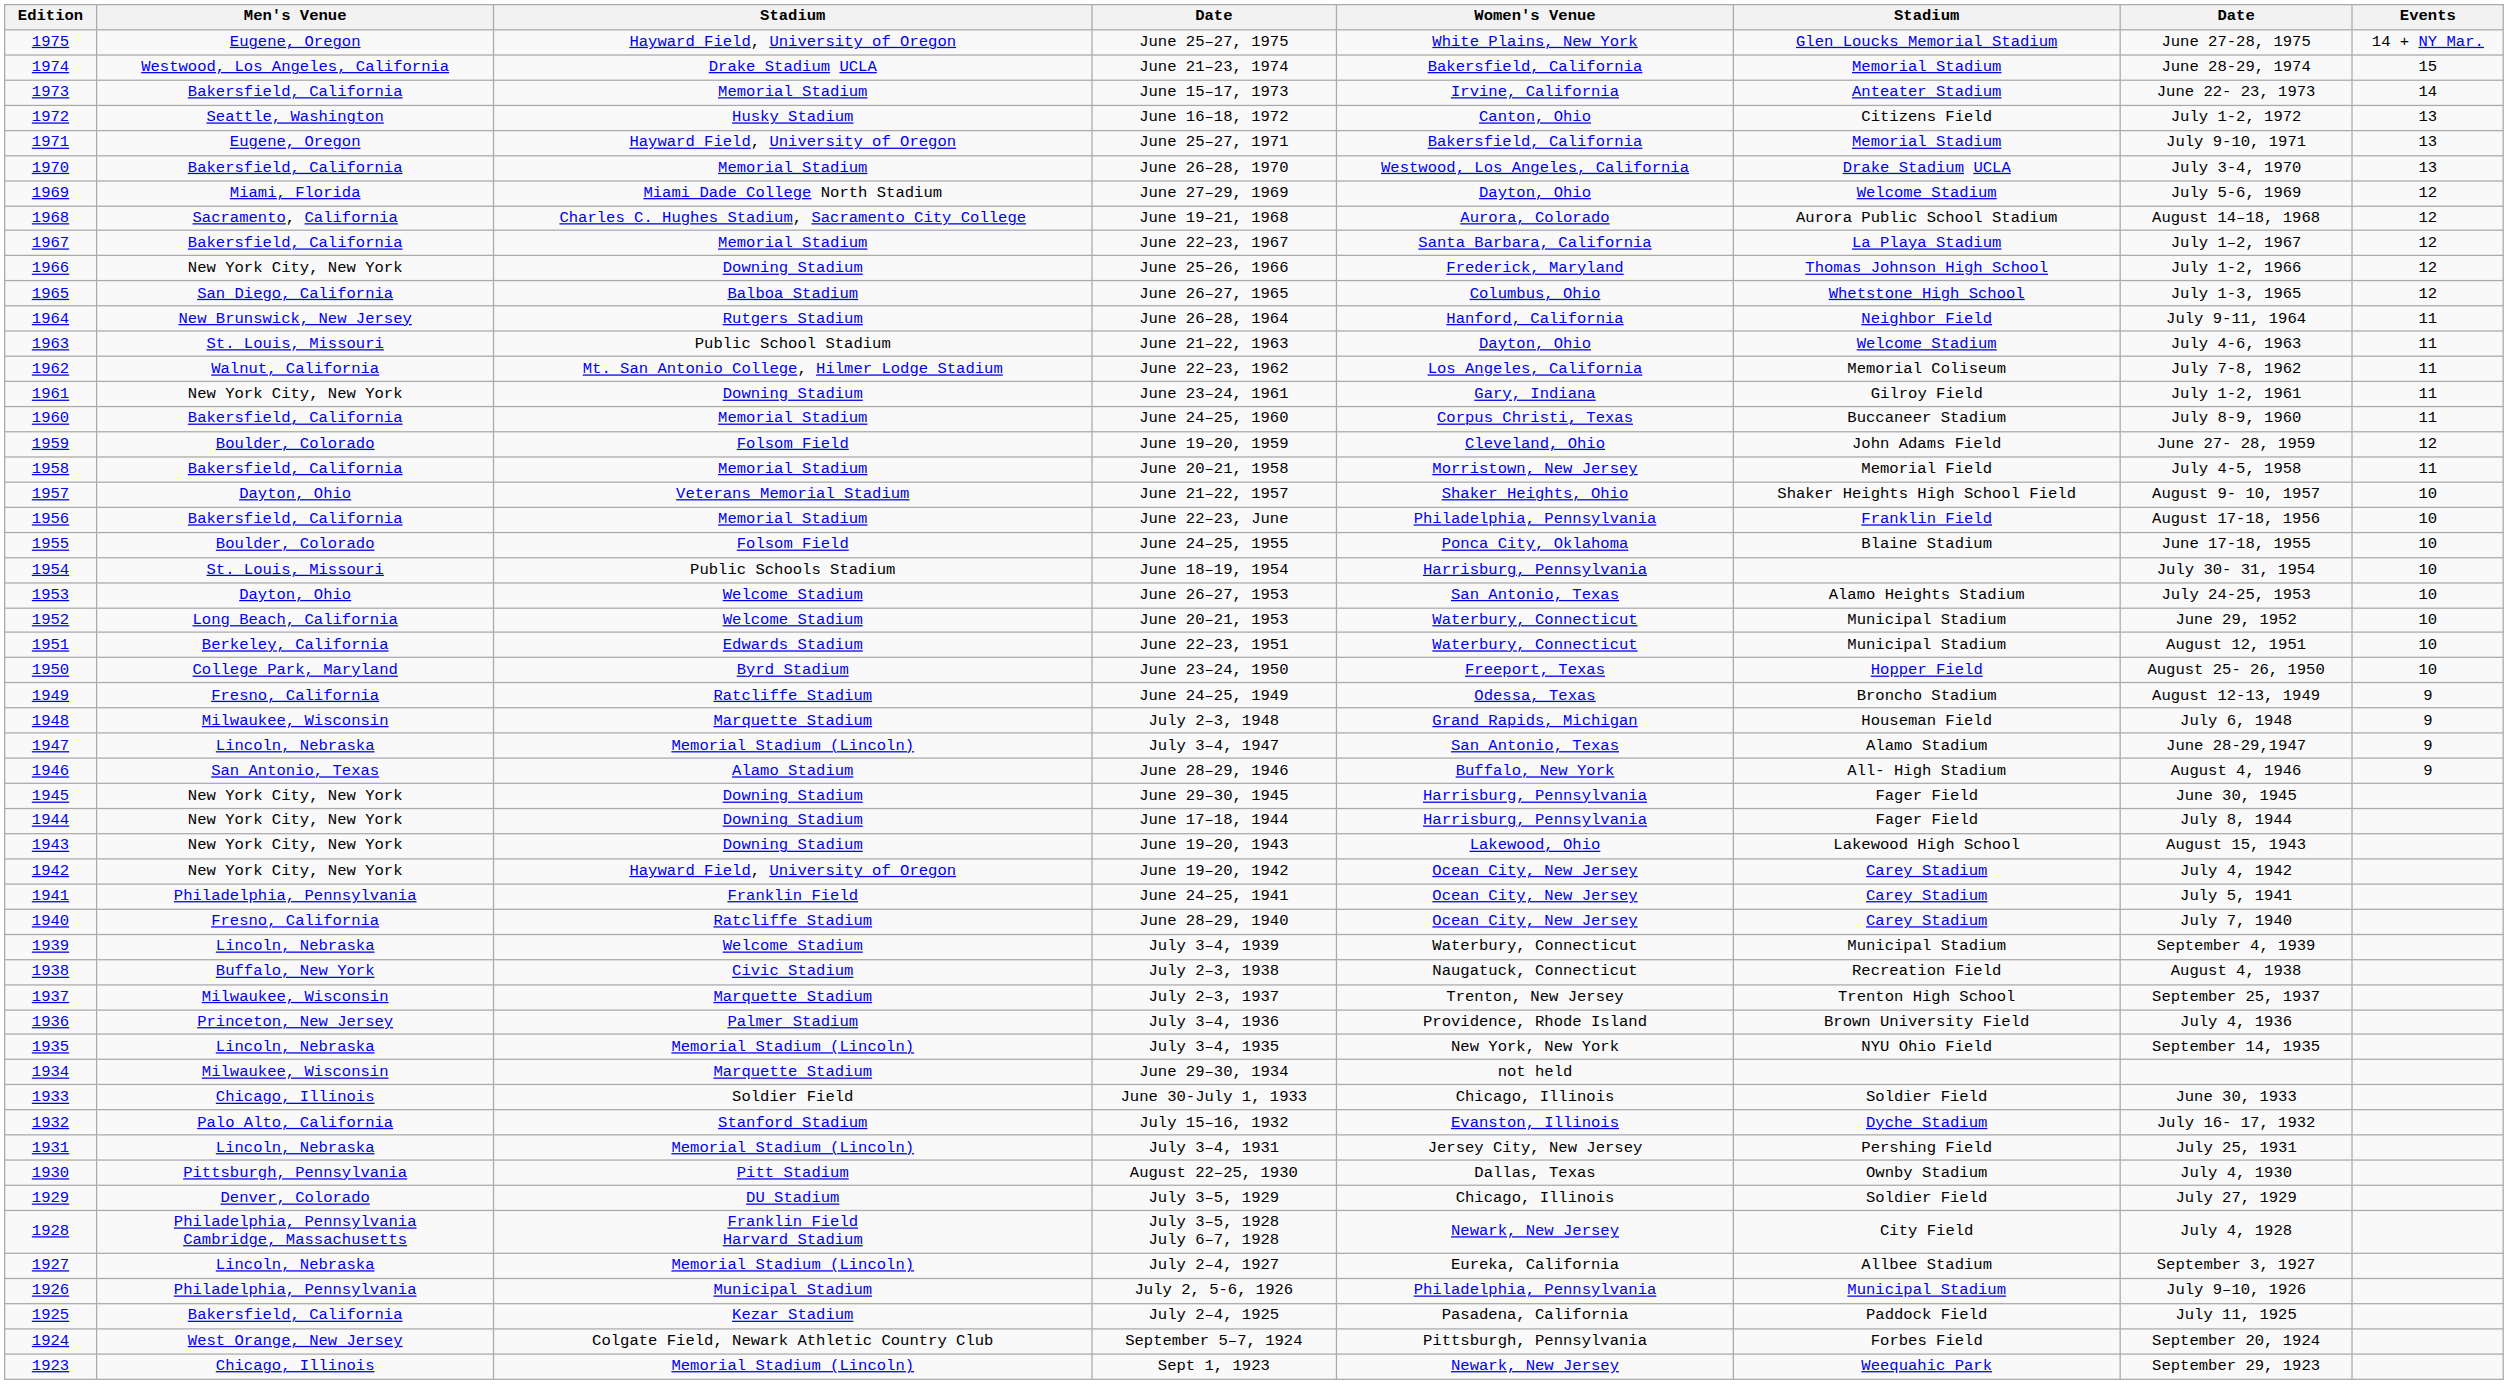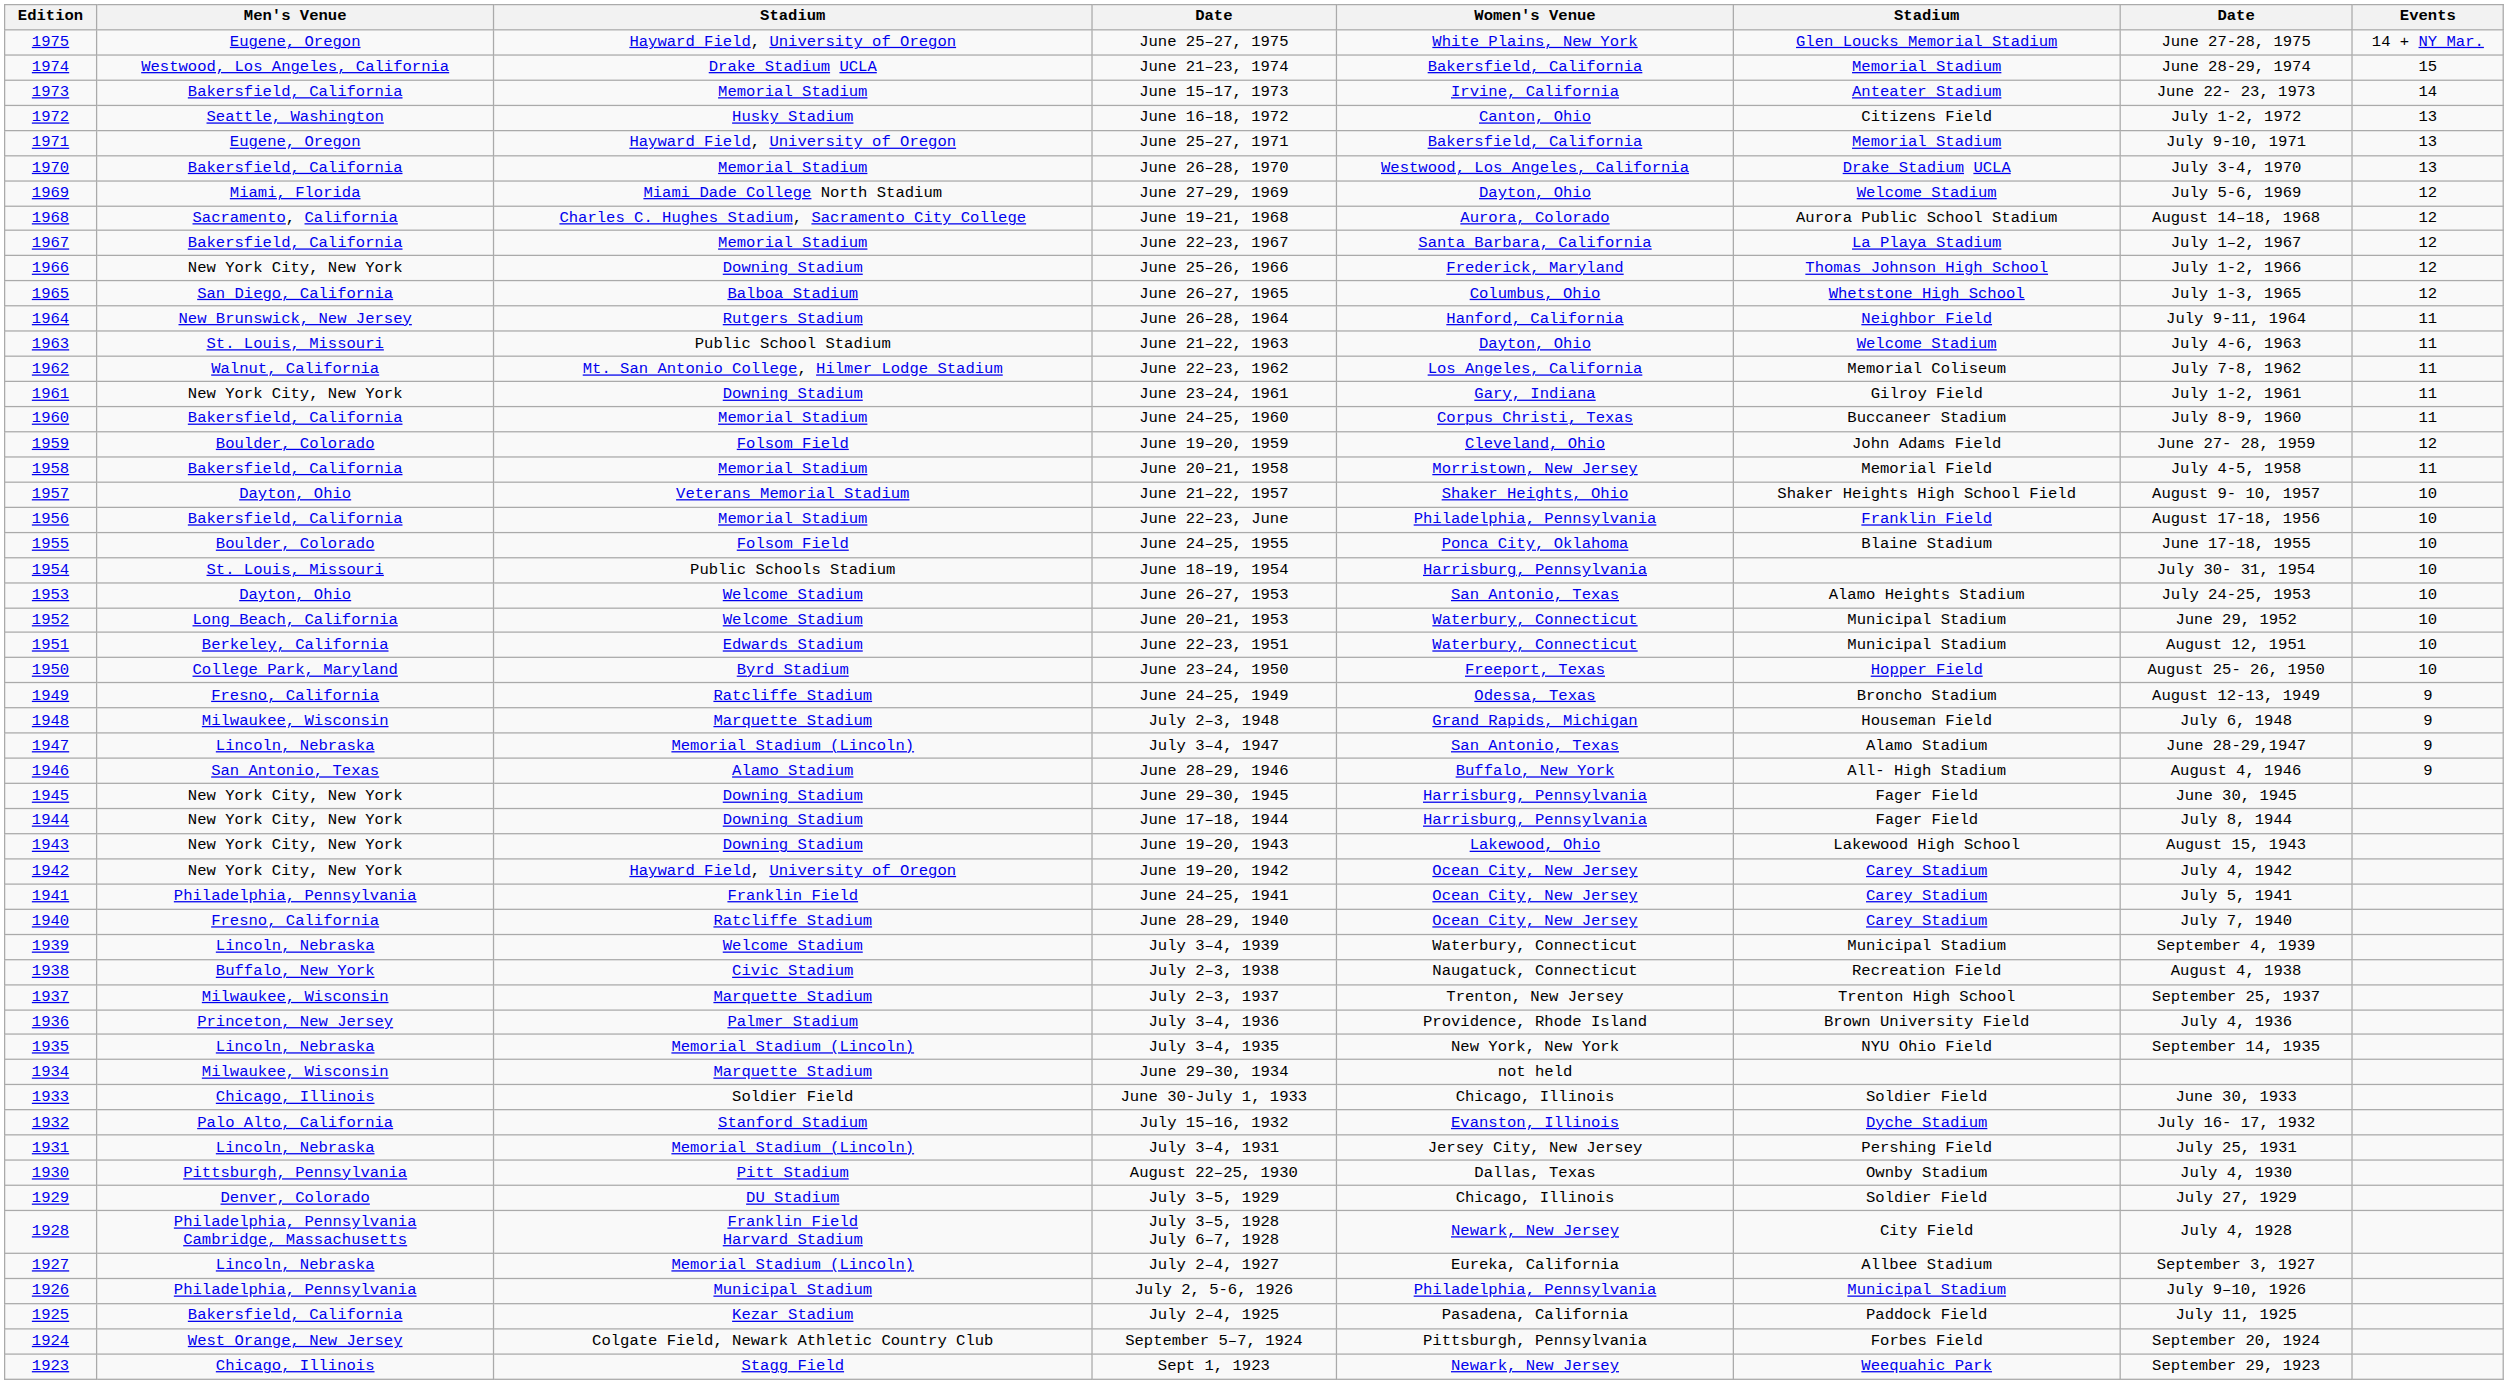(793, 1367) Memorial Stadium (Lincoln) -> (793, 1367) Stagg Field
